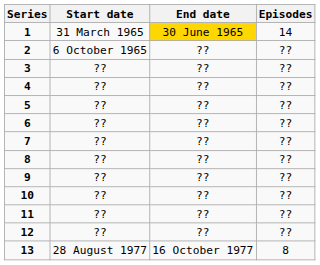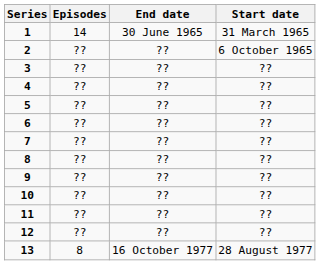columns swapped: (100, 14) <-> (286, 14)
(203, 32) gold background -> (162, 32) no background
